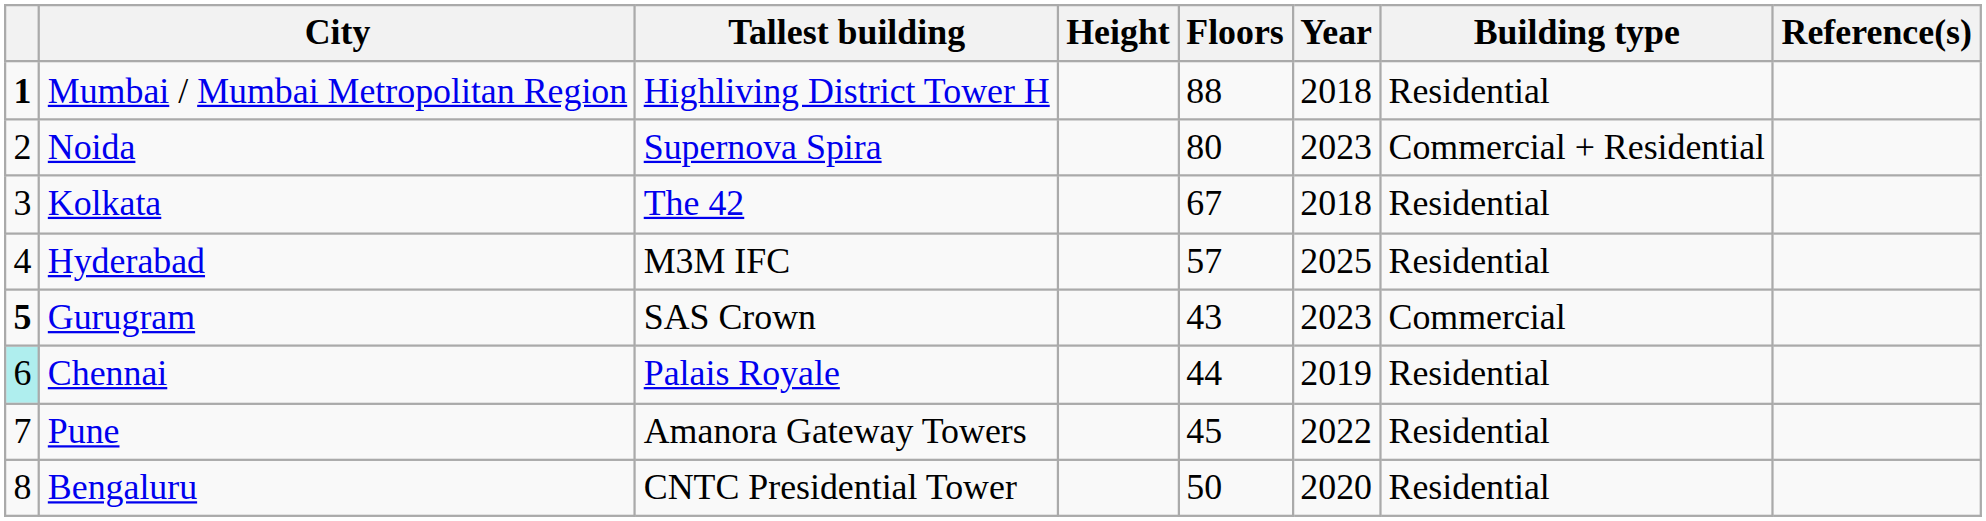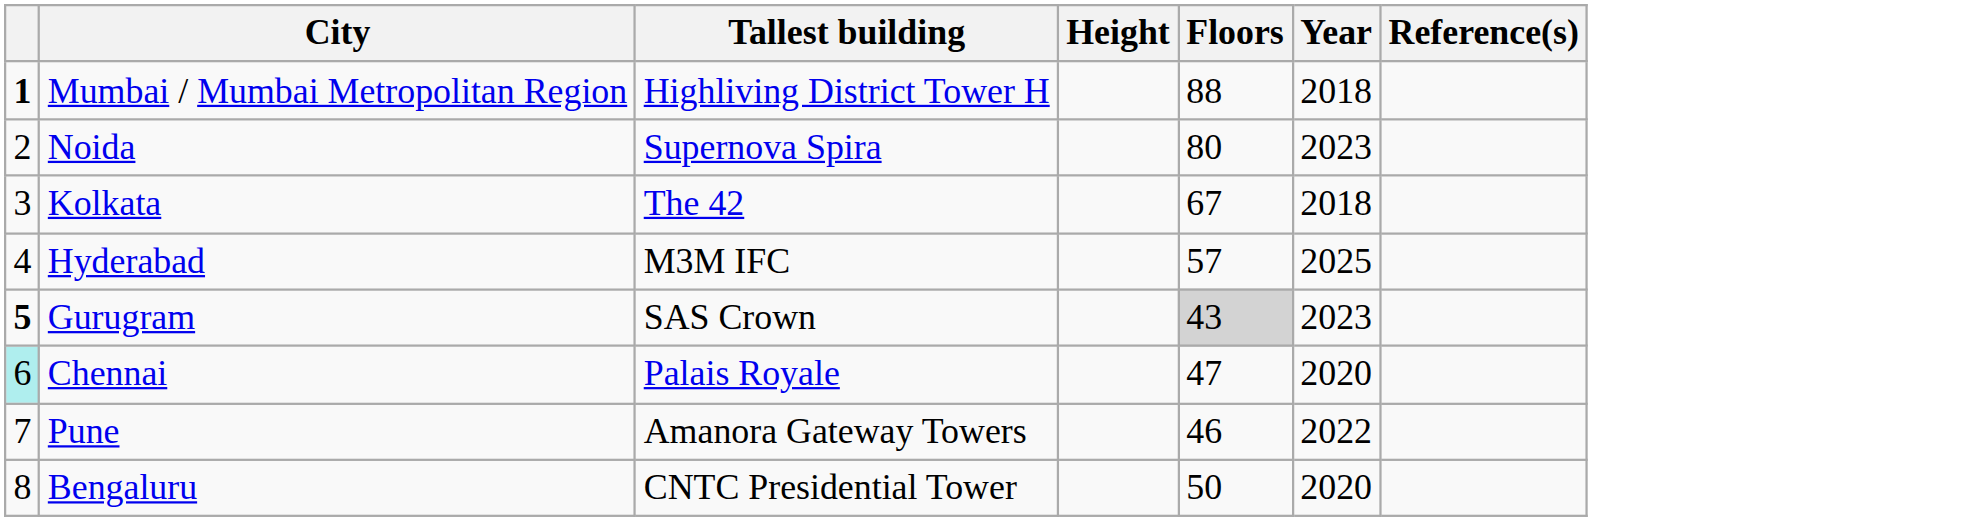- column: (1577, 32)
(1204, 317) no background -> (1204, 317) lightgrey background
(1204, 373) 44 -> (1204, 373) 47
(1336, 373) 2019 -> (1336, 373) 2020
(1204, 430) 45 -> (1204, 430) 46
